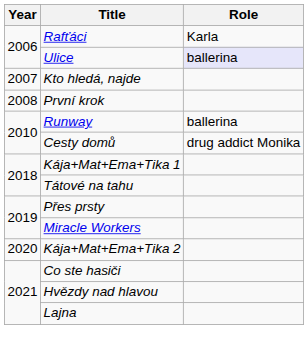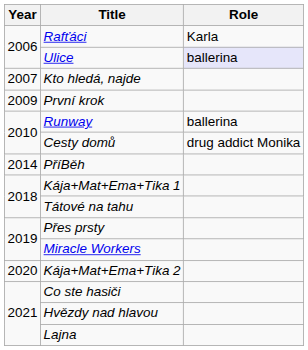(22, 100) 2008 -> (22, 100) 2009
+ row: (64, 164)
